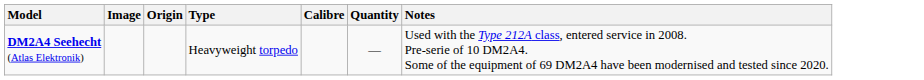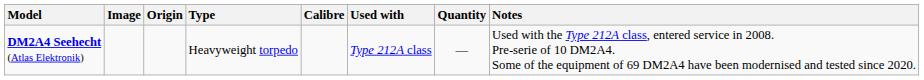+ column: (377, 14)
